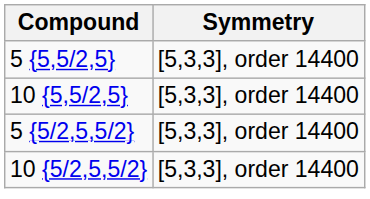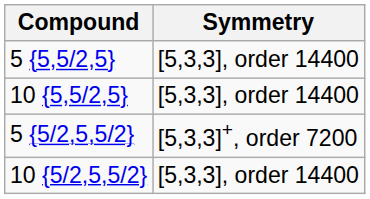(258, 132) [5,3,3], order 14400 -> (258, 135) [5,3,3]+, order 7200
